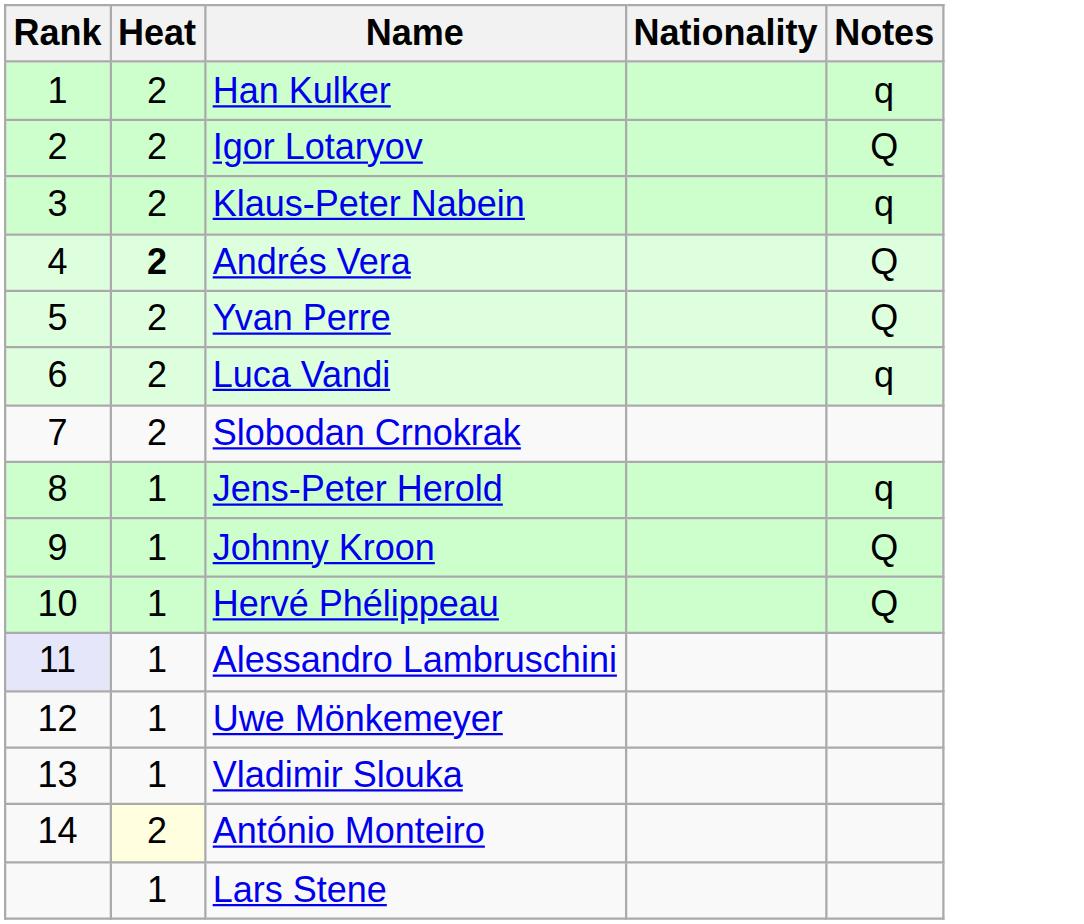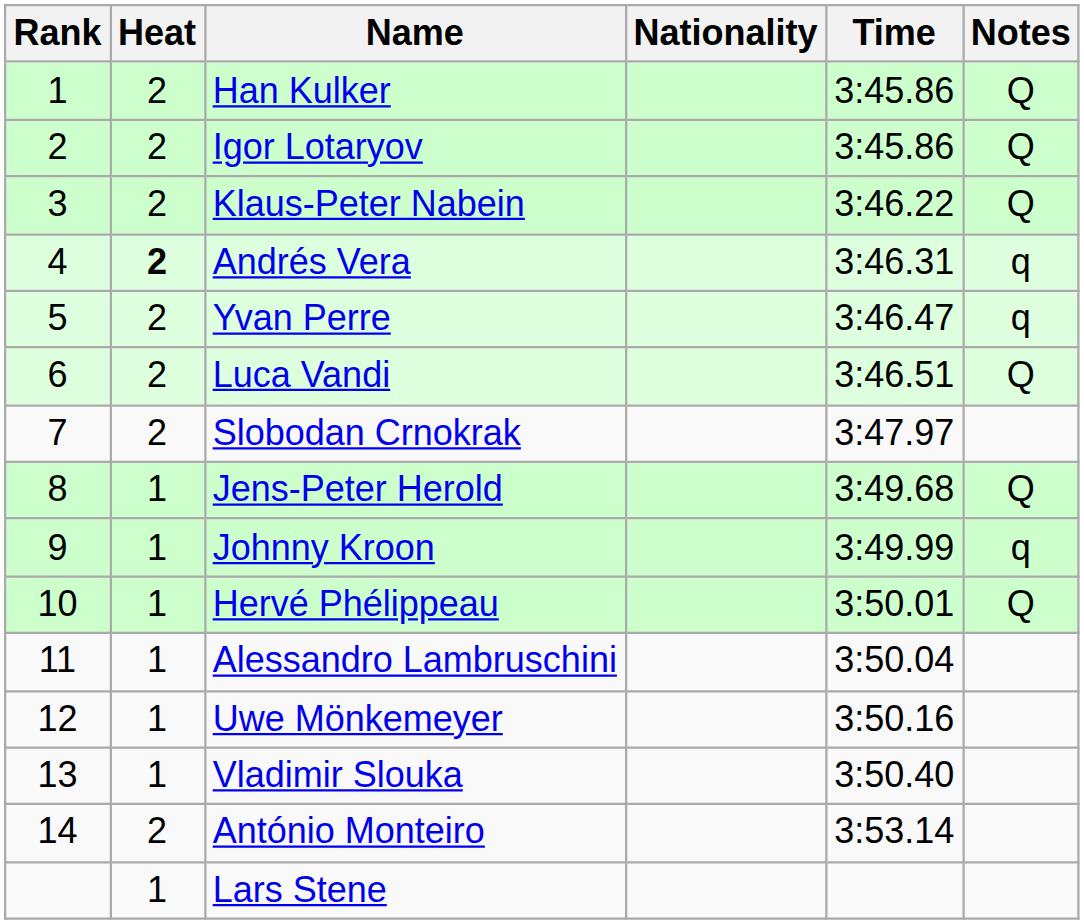+ column: (894, 33)
(884, 90) q -> (1021, 90) Q
(884, 204) q -> (1021, 204) Q
(884, 261) Q -> (1021, 261) q
(884, 318) Q -> (1021, 318) q
(884, 375) q -> (1021, 375) Q
(884, 489) q -> (1021, 489) Q
(884, 546) Q -> (1021, 546) q
(57, 661) lavender background -> (57, 661) no background
(157, 832) lightyellow background -> (157, 832) no background
